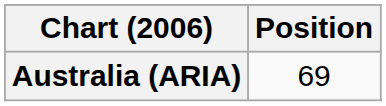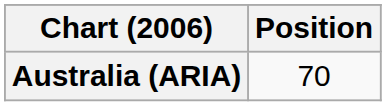(314, 75) 69 -> (314, 75) 70
